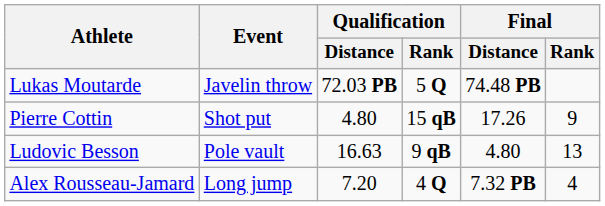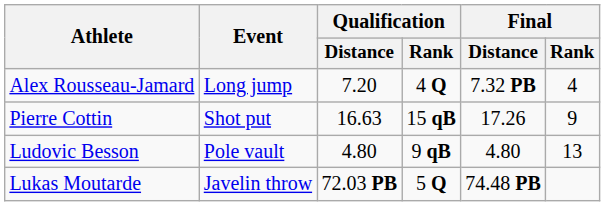rows swapped: (102, 184) <-> (75, 85)
(359, 118) 4.80 -> (359, 118) 16.63
(359, 151) 16.63 -> (359, 151) 4.80
